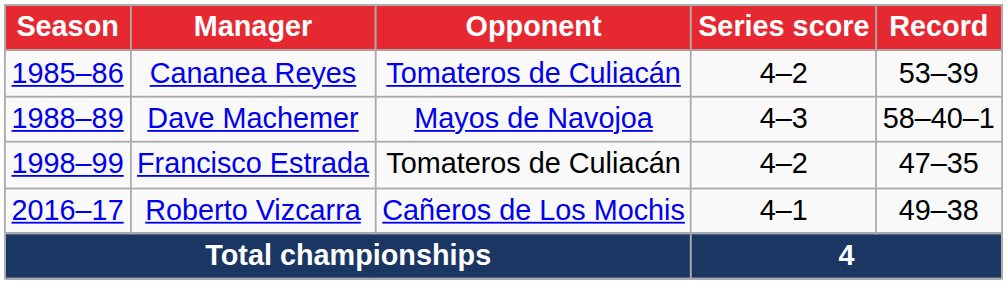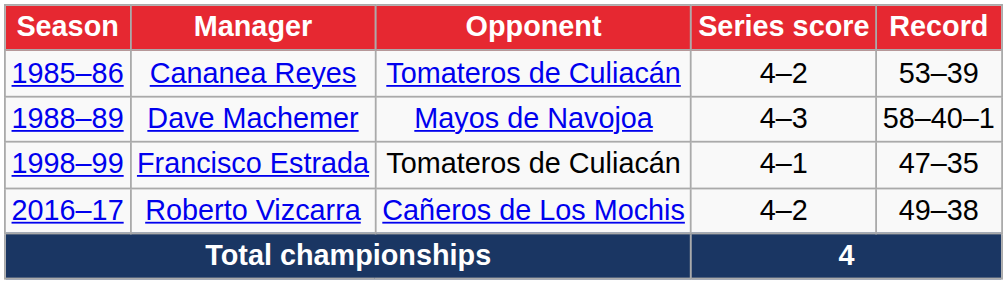(784, 164) 4–2 -> (784, 164) 4–1
(784, 210) 4–1 -> (784, 210) 4–2
